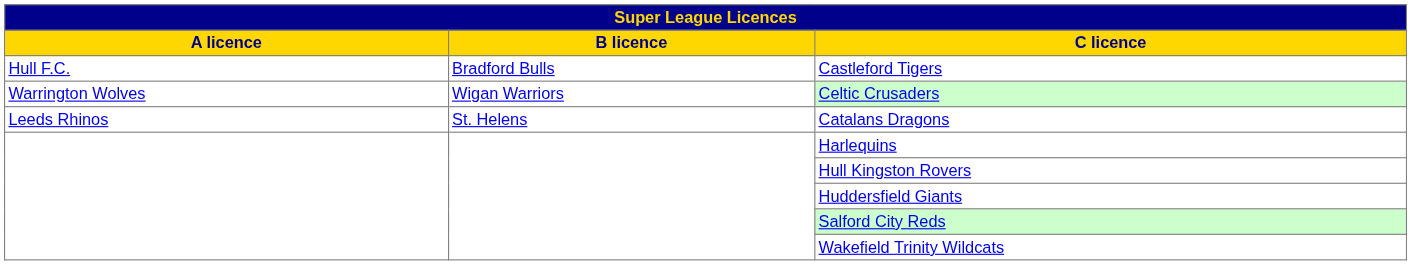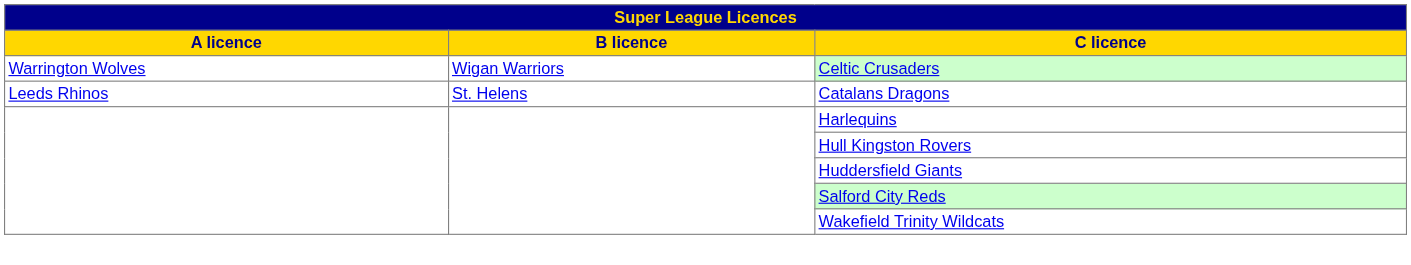- row: (880, 68)
